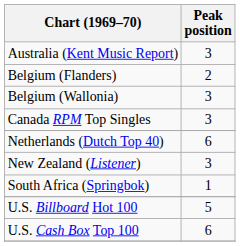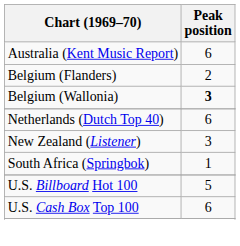(208, 53) 3 -> (208, 53) 6
(208, 97) normal -> (208, 97) bold
- row: (79, 119)
